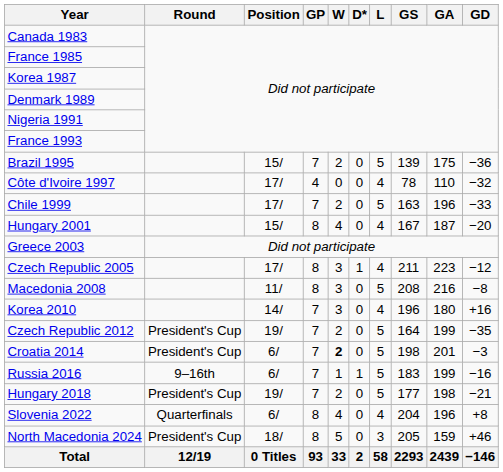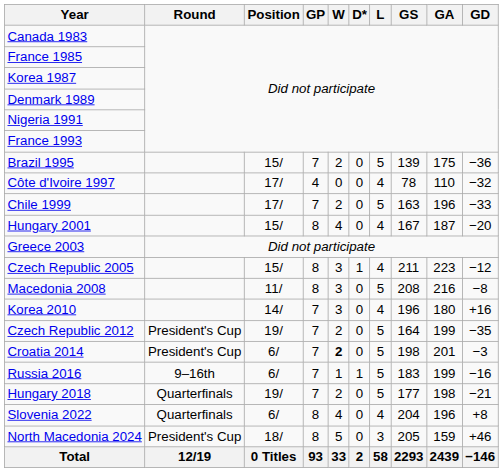(274, 267) 17/ -> (274, 267) 15/
(195, 394) President's Cup -> (195, 394) Quarterfinals
